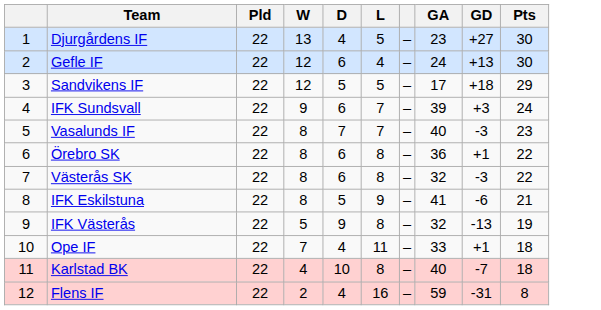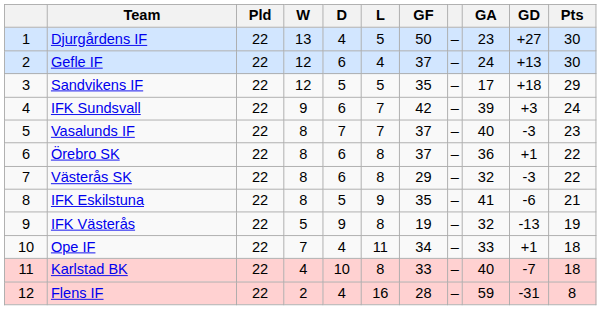+ column: (423, 16)
